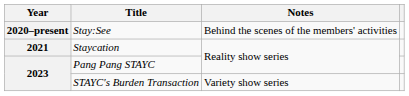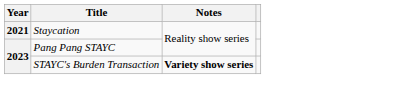- row: (92, 30)
(246, 82) normal -> (209, 64) bold
